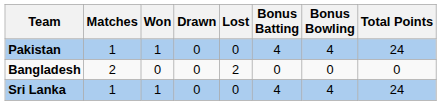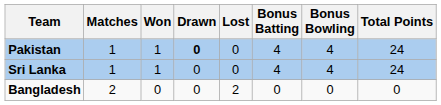(197, 49) normal -> (197, 49) bold
rows swapped: (37, 89) <-> (44, 69)
